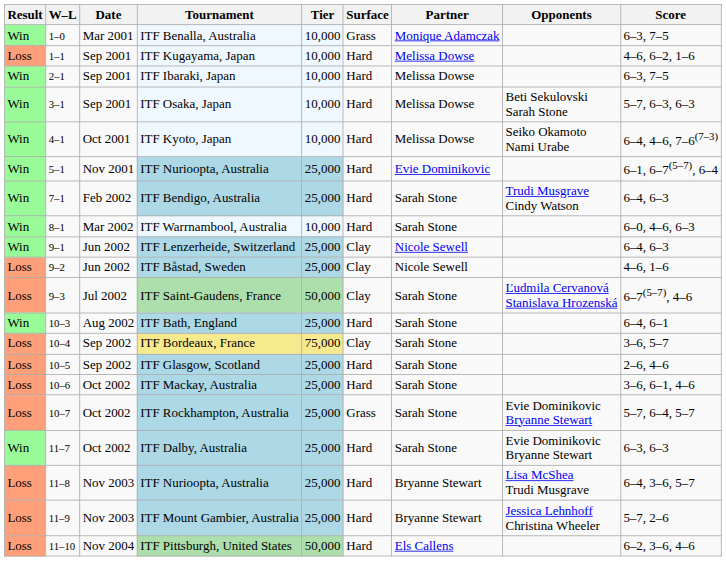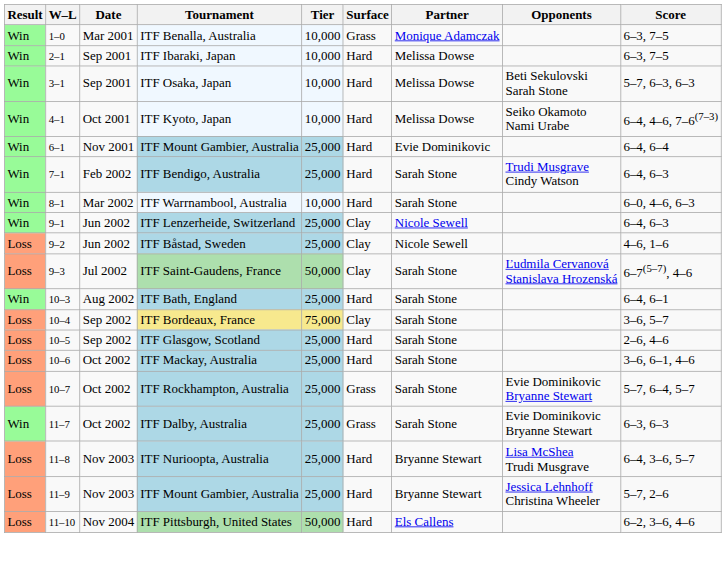- row: (57, 56)
- row: (57, 169)
+ row: (57, 147)
(359, 447) Hard -> (361, 423) Grass
